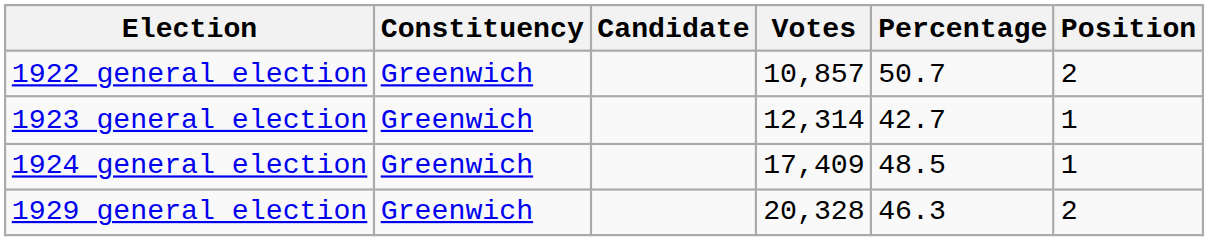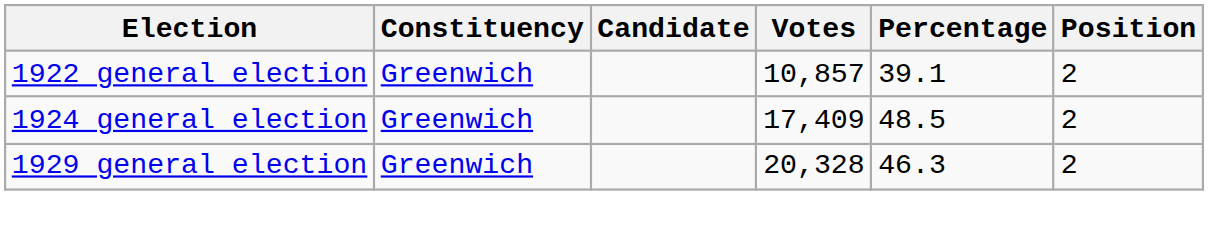(912, 74) 50.7 -> (912, 74) 39.1
- row: (190, 120)
(1069, 166) 1 -> (1069, 120) 2
